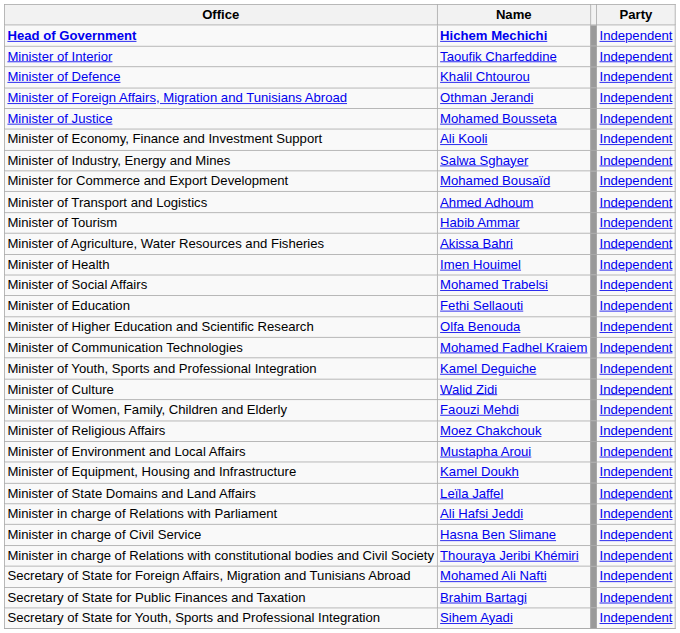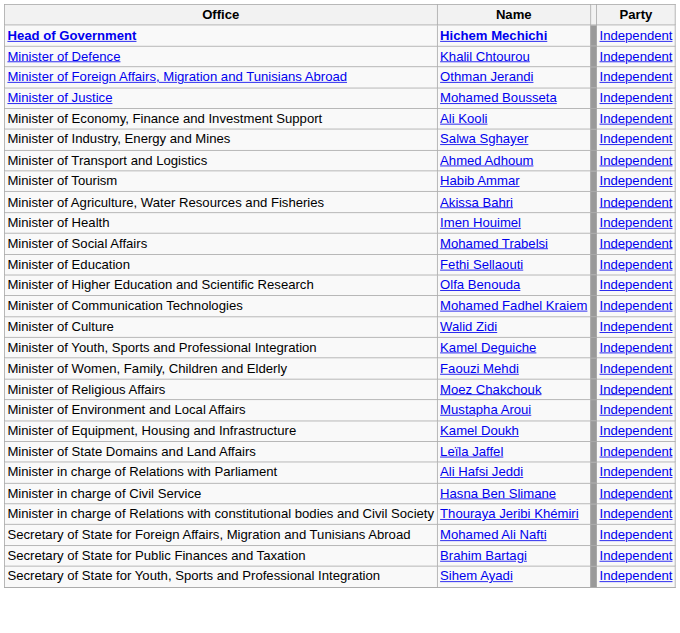- row: (60, 56)
- row: (148, 181)
rows swapped: (61, 389) <-> (162, 368)
